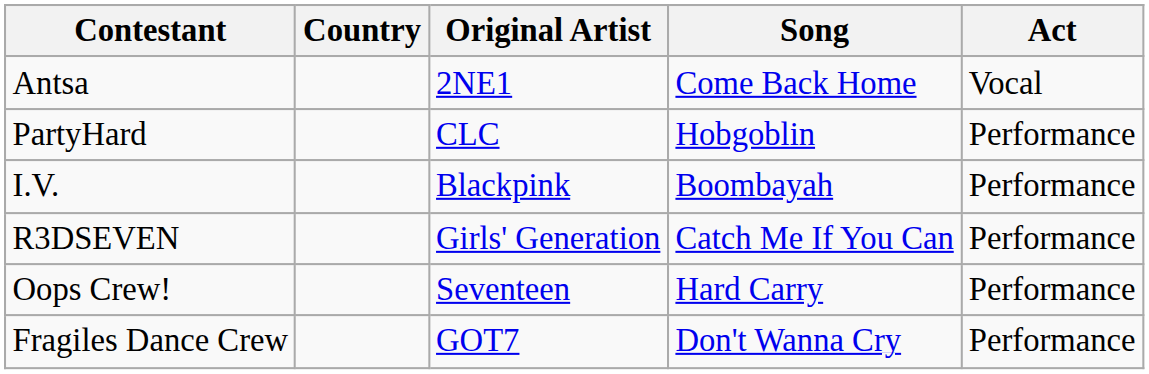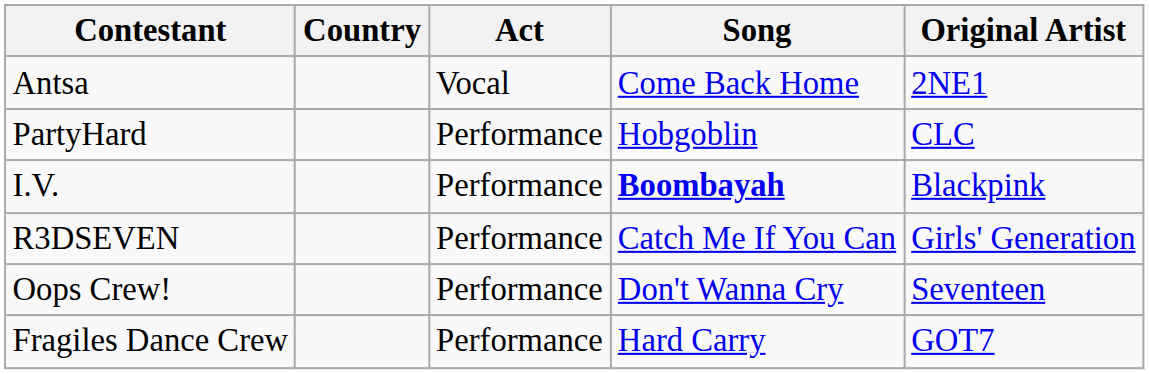columns swapped: (1052, 30) <-> (548, 30)
(754, 185) normal -> (701, 185) bold
(749, 289) Hard Carry -> (731, 289) Don't Wanna Cry
(788, 340) Don't Wanna Cry -> (692, 340) Hard Carry
